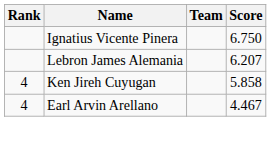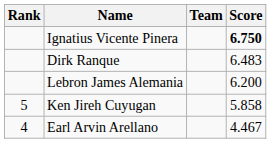(246, 37) normal -> (246, 37) bold
+ row: (83, 60)
(246, 60) 6.207 -> (246, 82) 6.200
(24, 82) 4 -> (24, 104) 5
